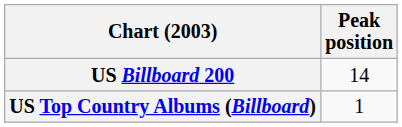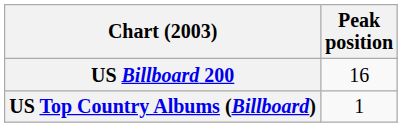(359, 74) 14 -> (359, 74) 16
